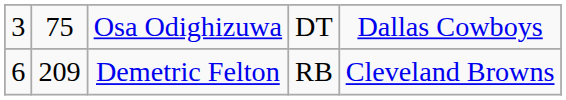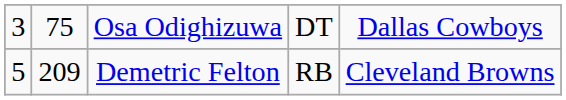(18, 71) 6 -> (18, 71) 5
